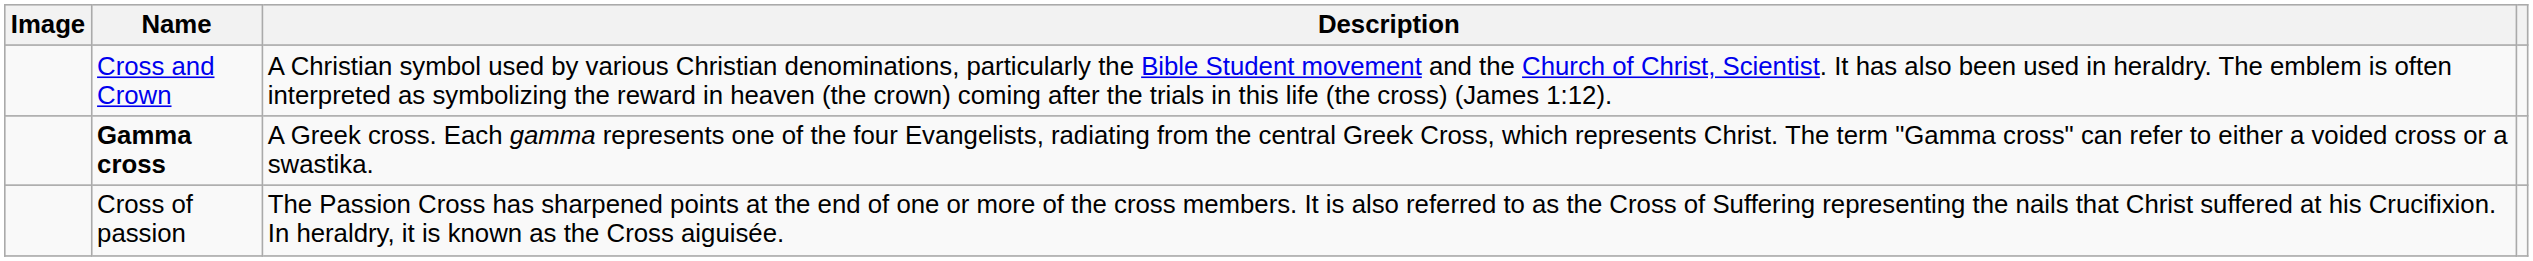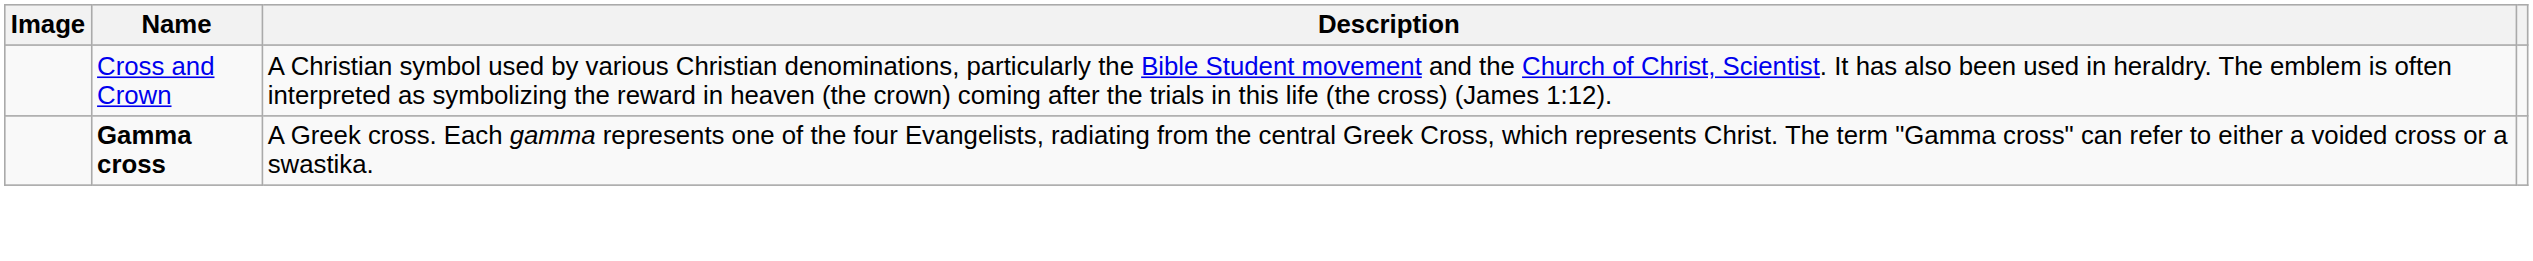- row: (145, 219)
